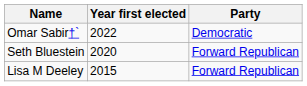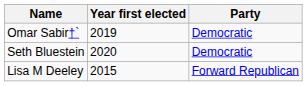(103, 33) 2022 -> (103, 33) 2019
(245, 52) Forward Republican -> (222, 52) Democratic
